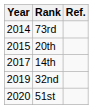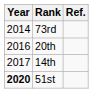(19, 46) 2015 -> (19, 46) 2016
- row: (47, 79)
(19, 96) normal -> (19, 79) bold
